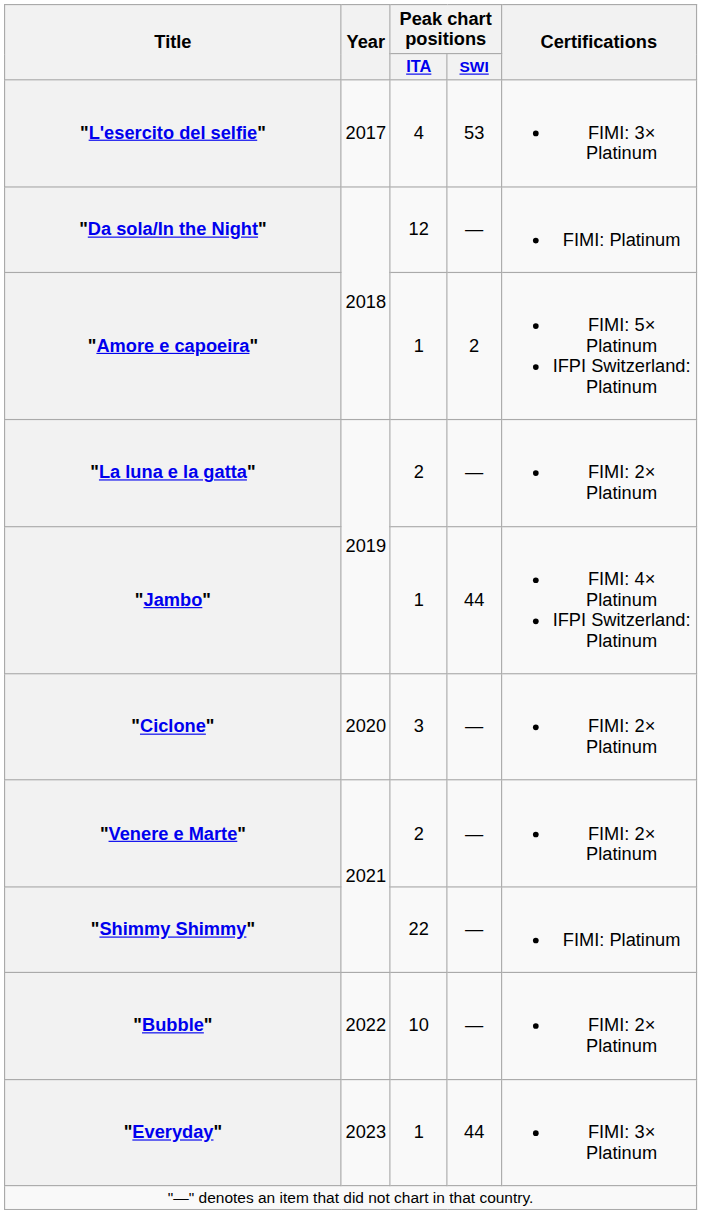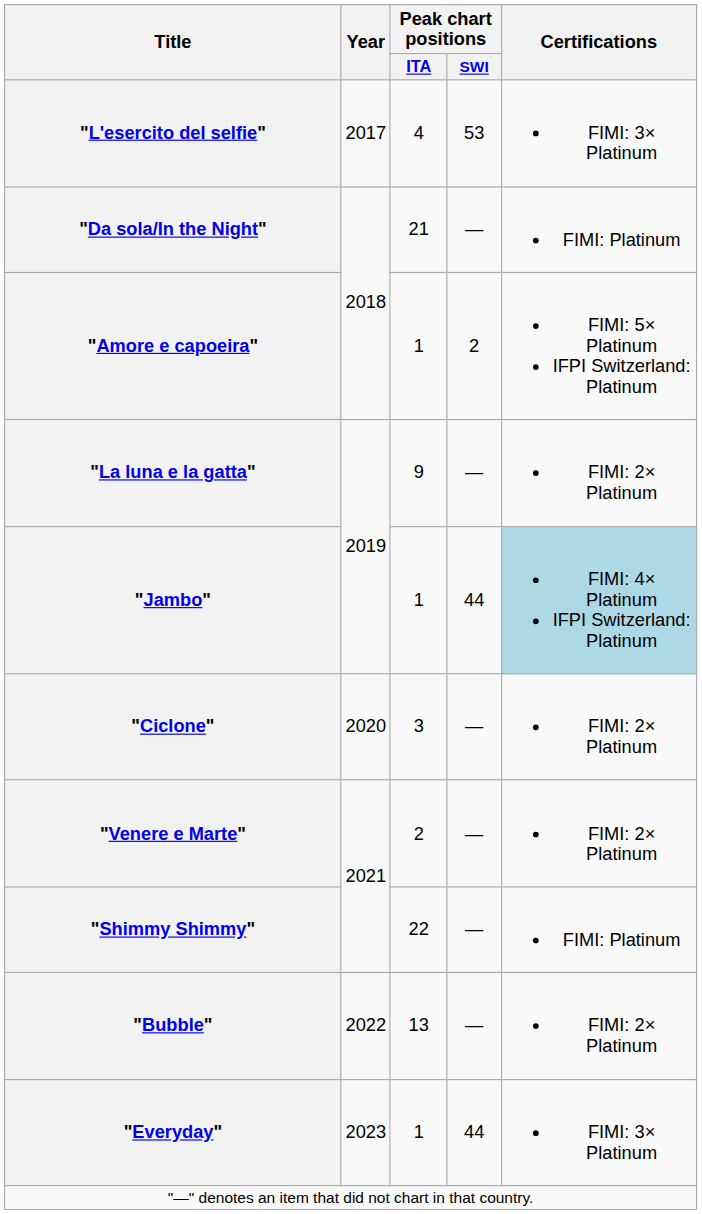(419, 229) 12 -> (419, 229) 21
(419, 472) 2 -> (419, 472) 9
(599, 610) no background -> (599, 610) lightblue background
(419, 1025) 10 -> (419, 1025) 13
